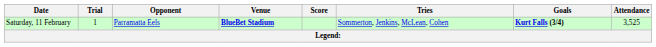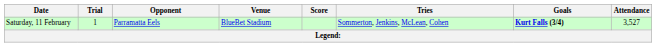(248, 23) bold -> (246, 23) normal
(632, 23) 3,525 -> (632, 23) 3,527
